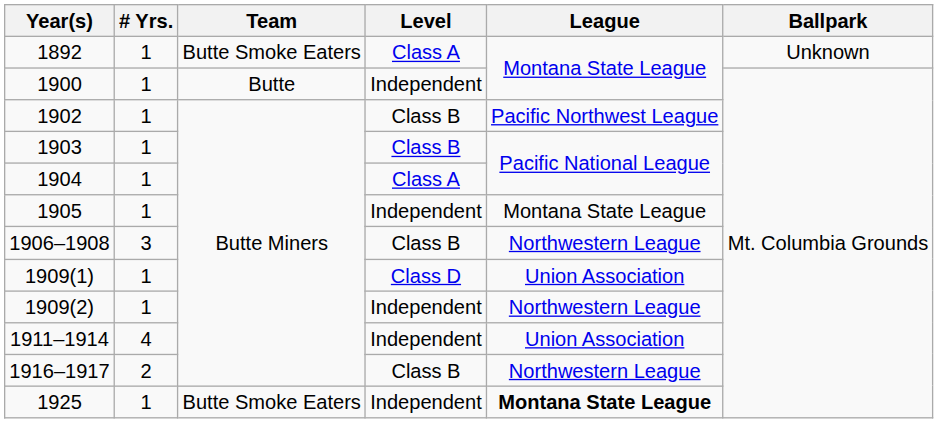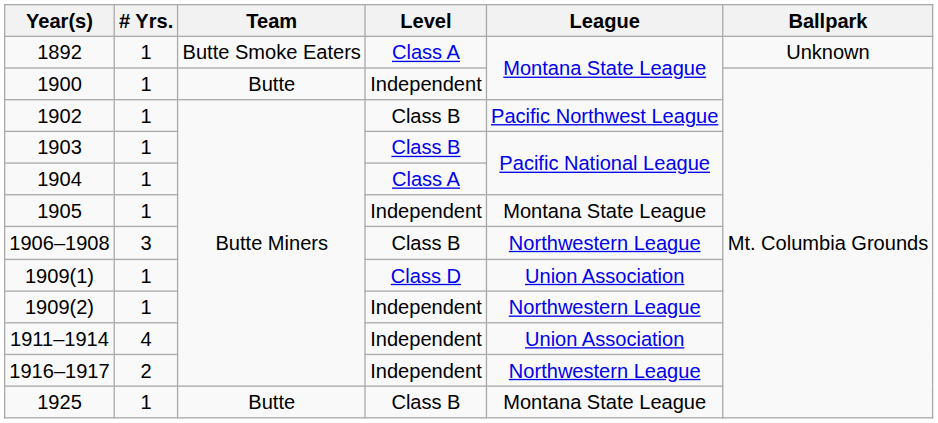(426, 370) Class B -> (426, 370) Independent
(272, 402) Butte Smoke Eaters -> (272, 402) Butte
(426, 402) Independent -> (426, 402) Class B
(605, 402) bold -> (605, 402) normal
